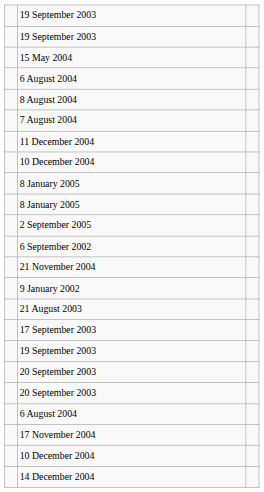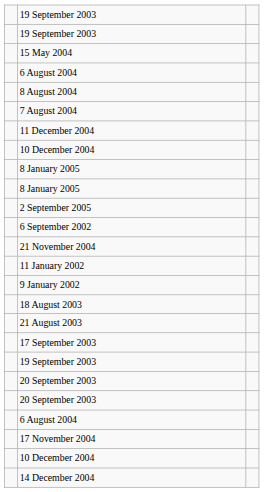+ row: (11, 266)
+ row: (11, 304)
